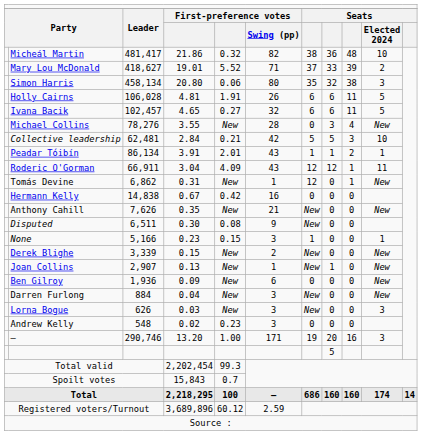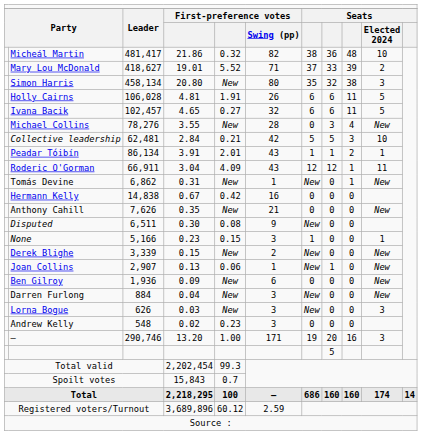(230, 82) 0.06 -> (230, 82) New
(312, 182) 12 -> (312, 182) New
(312, 210) New -> (312, 210) 0
(230, 267) New -> (230, 267) 0.06
